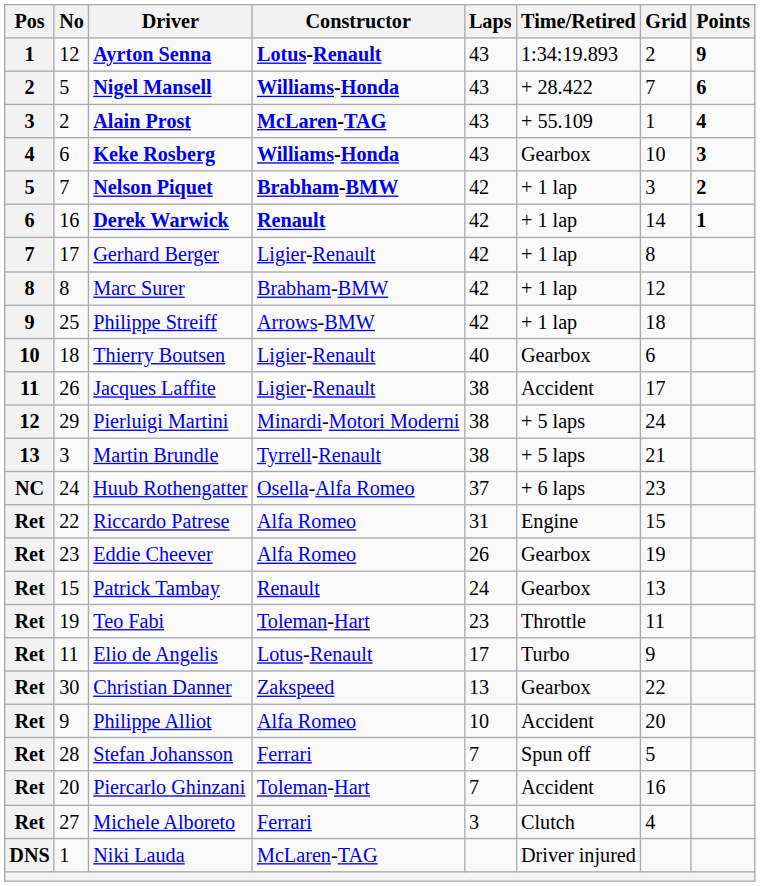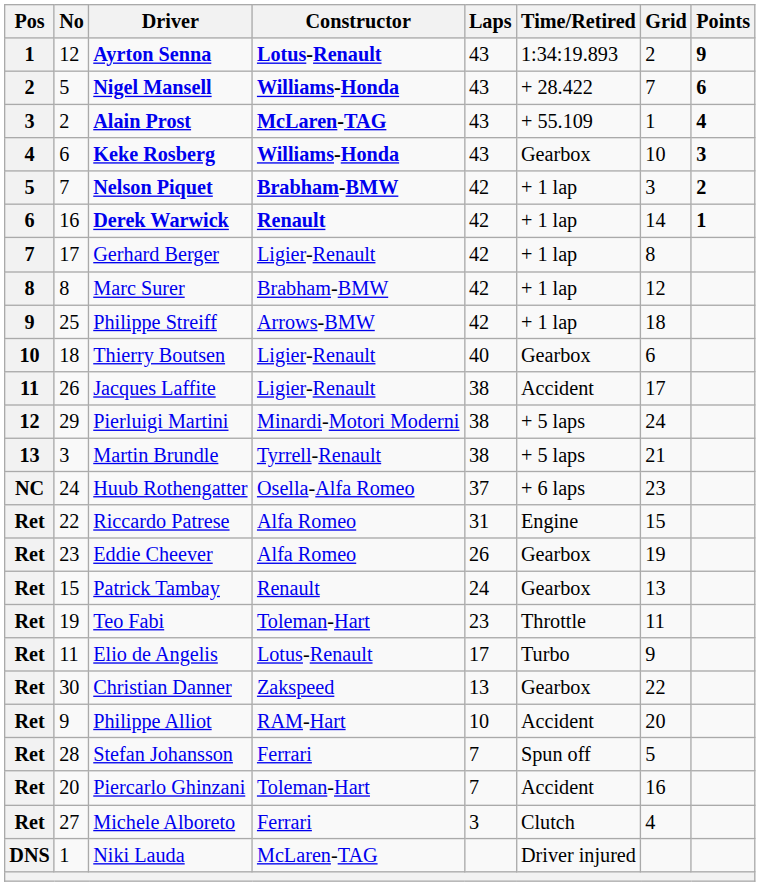(307, 721) Alfa Romeo -> (301, 721) RAM-Hart
